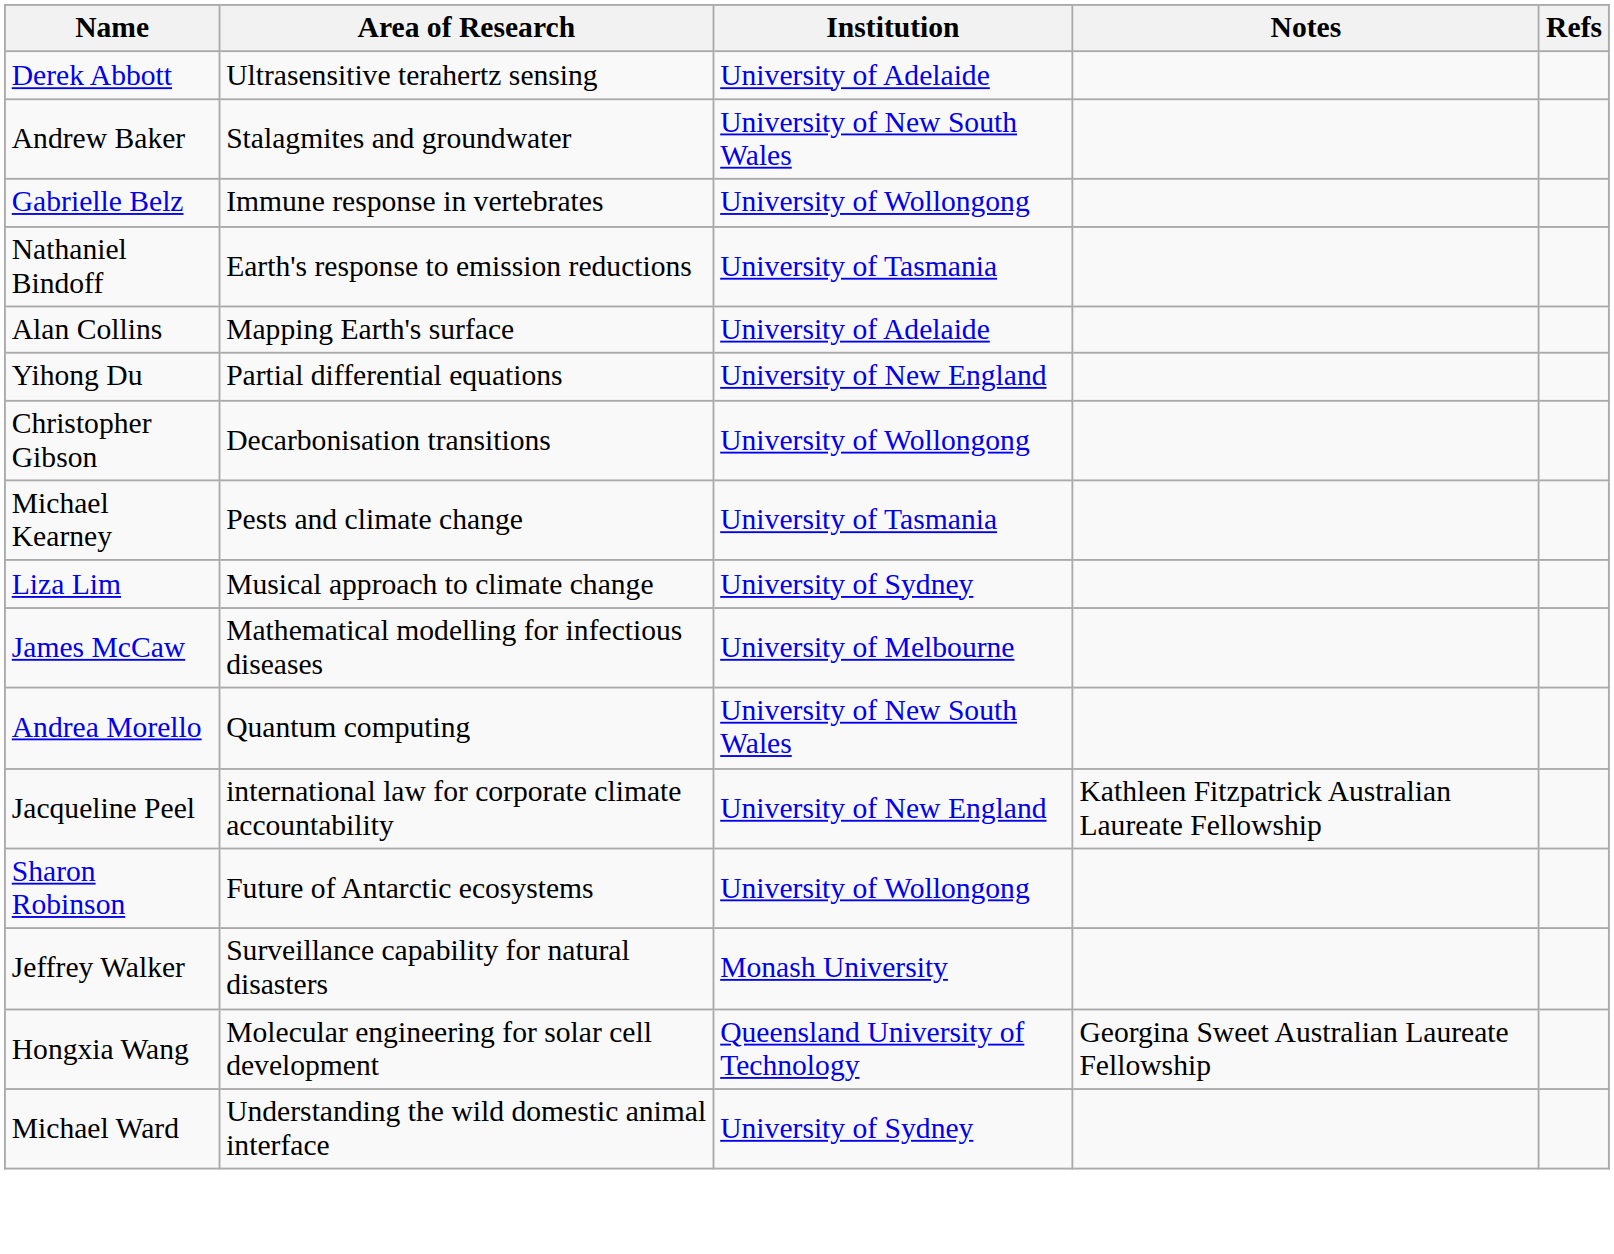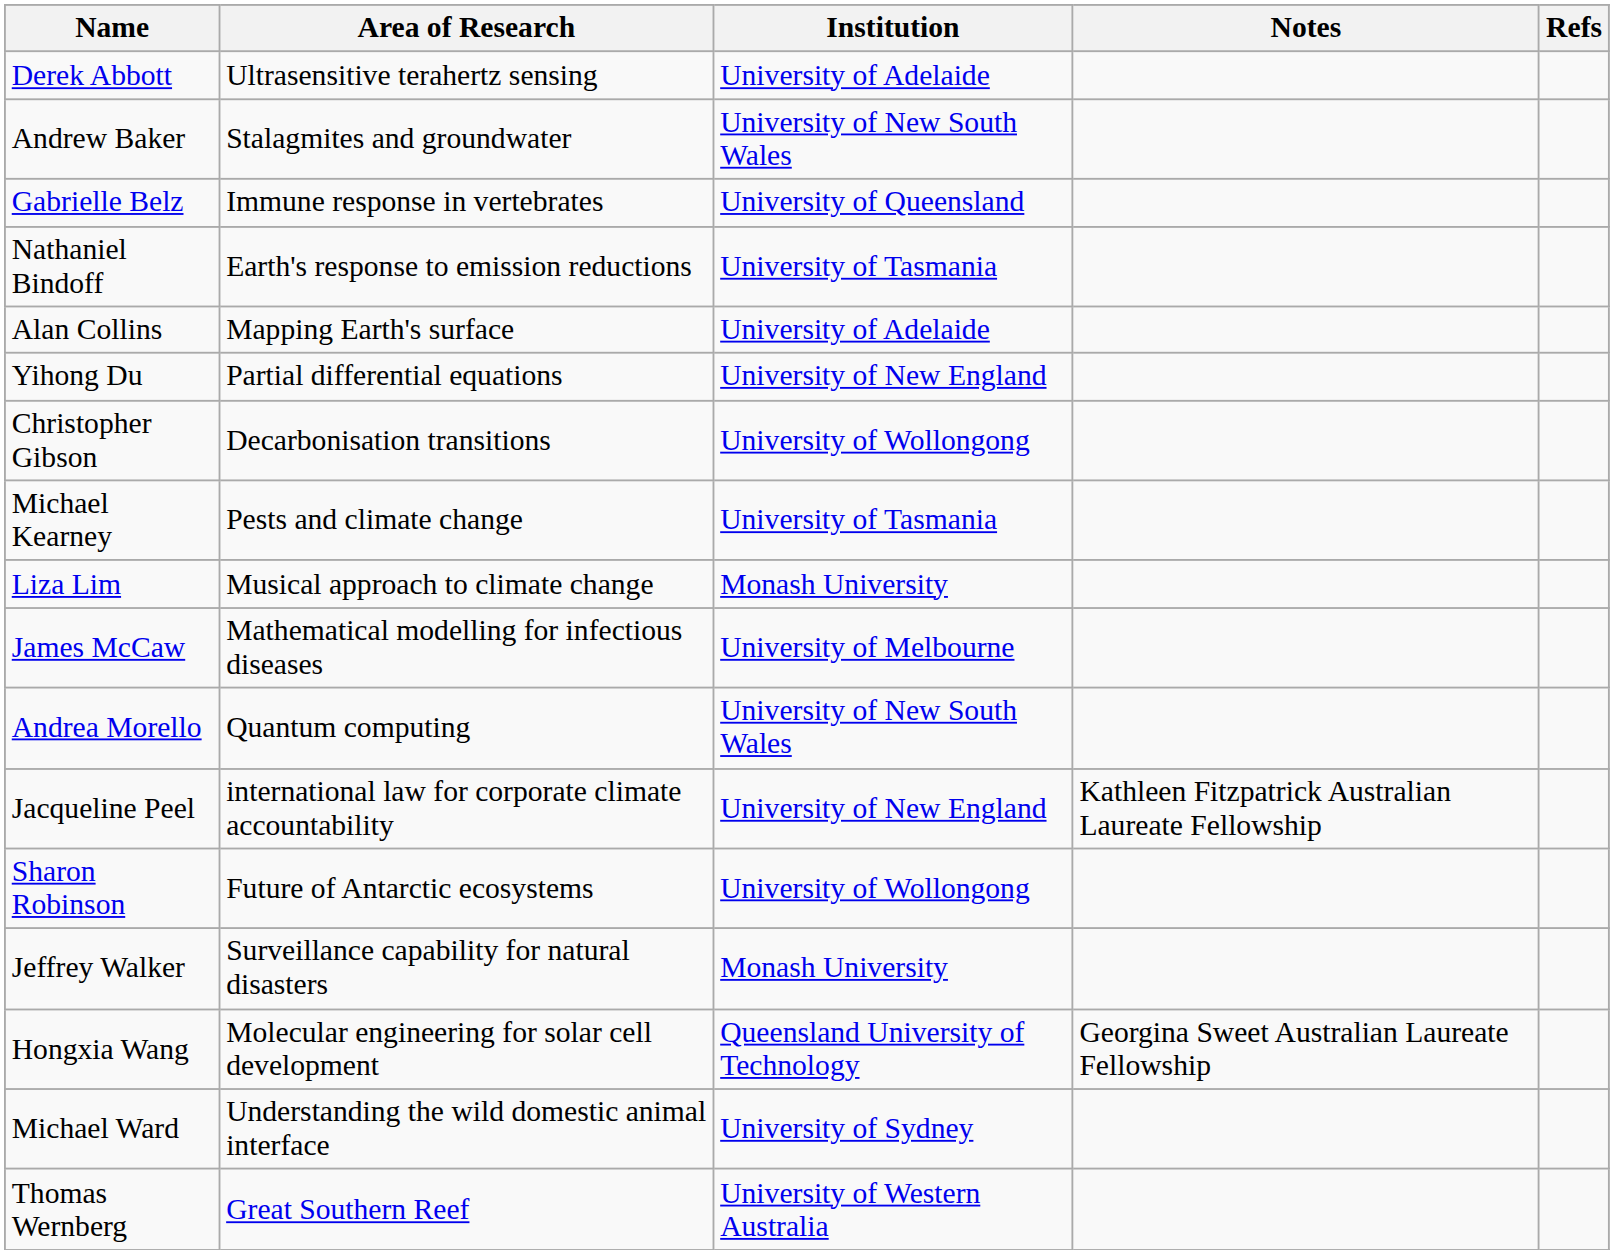(875, 202) University of Wollongong -> (872, 202) University of Queensland
(847, 583) University of Sydney -> (834, 583) Monash University
+ row: (69, 1208)
